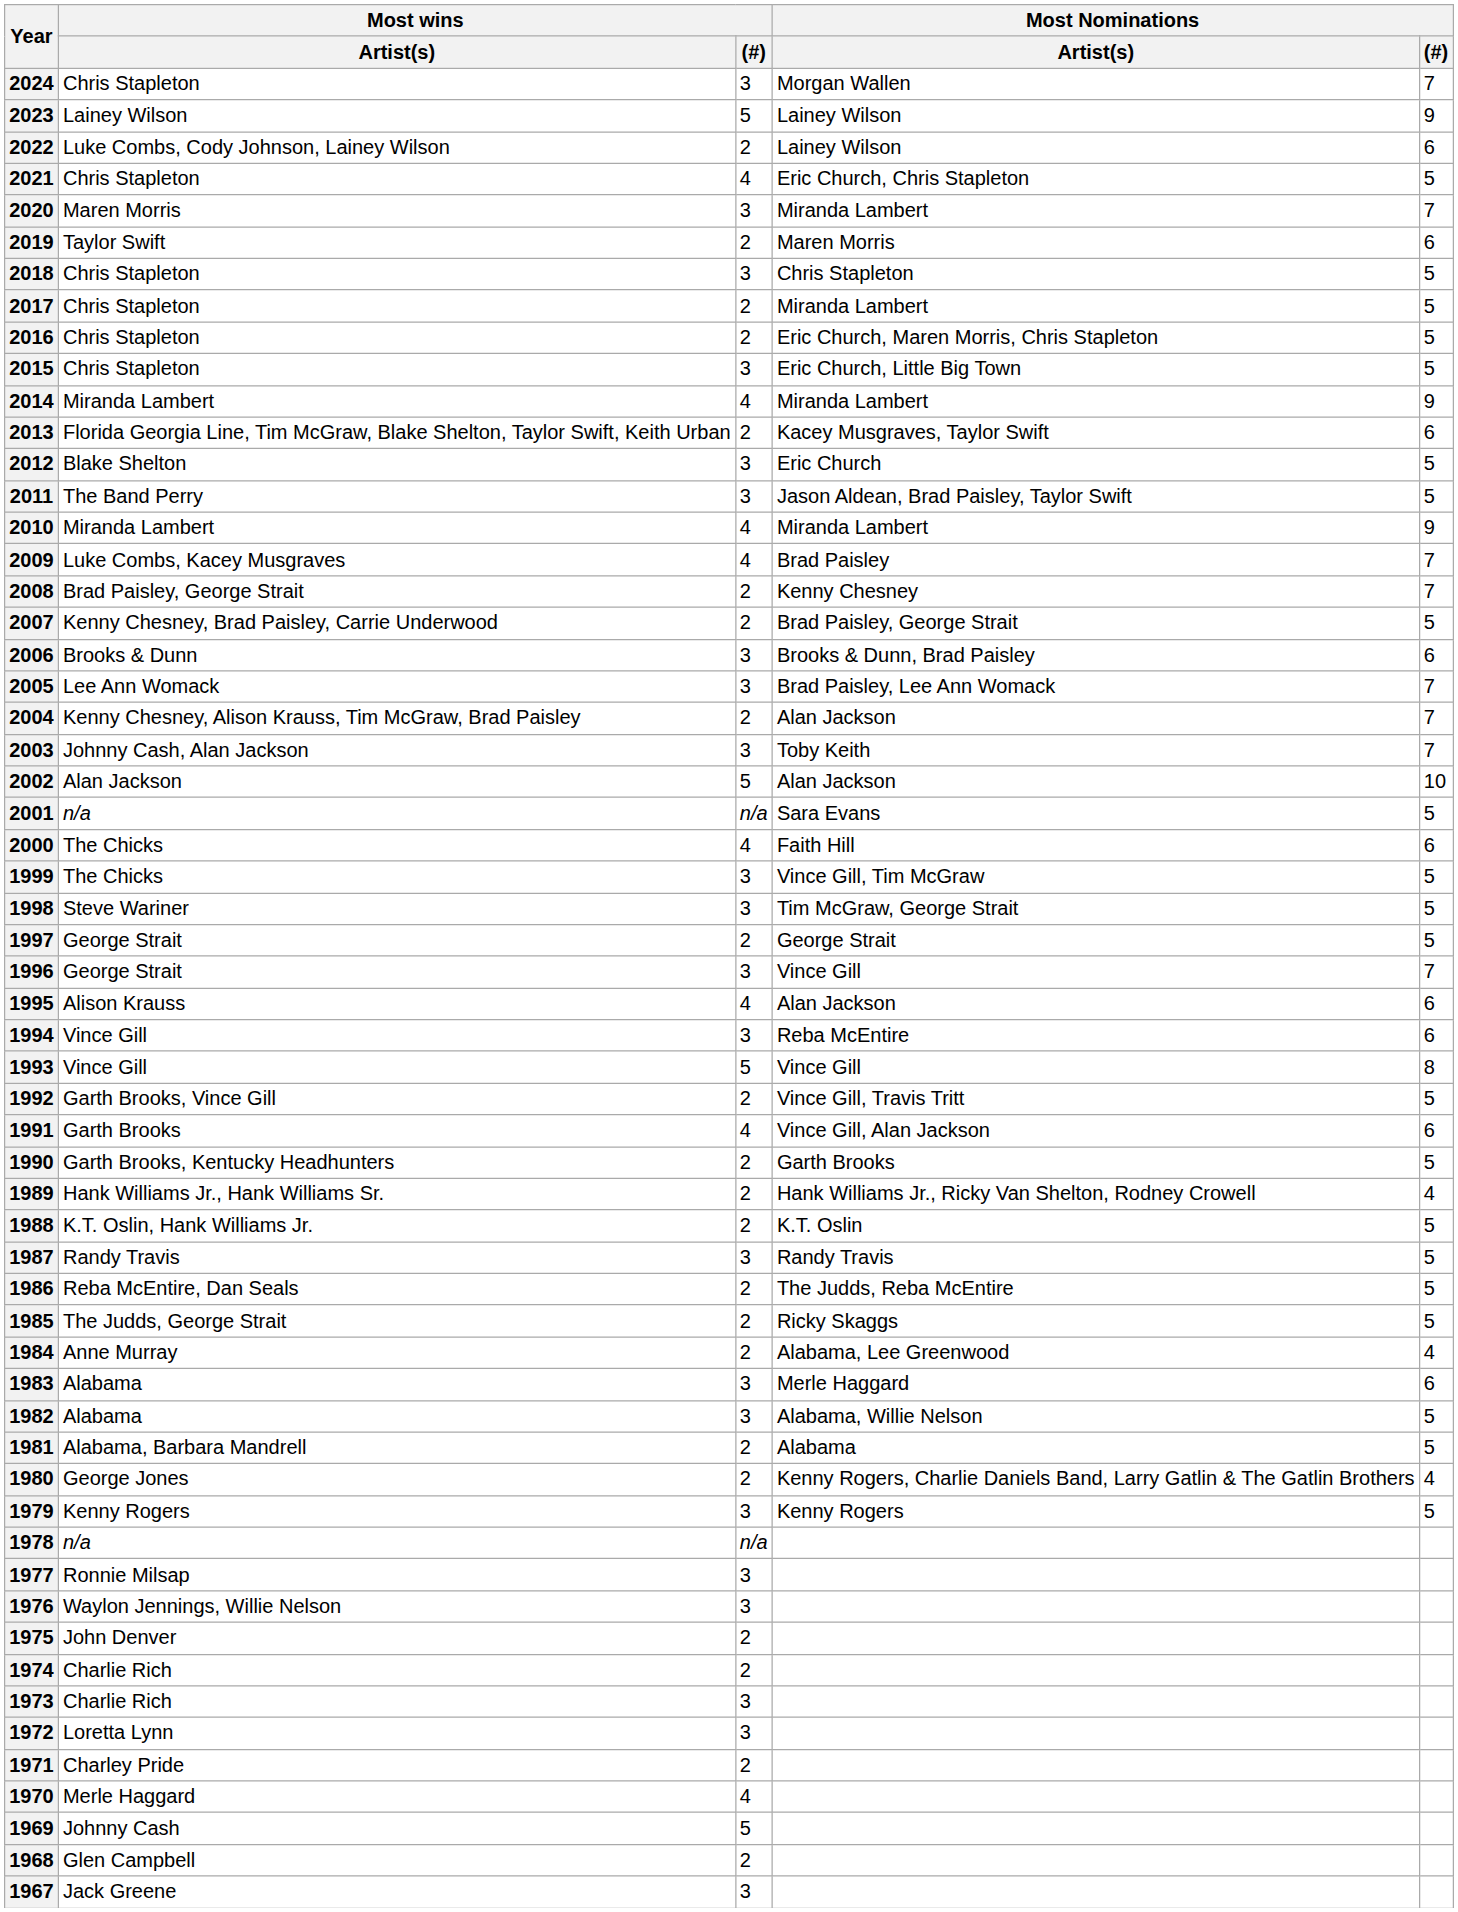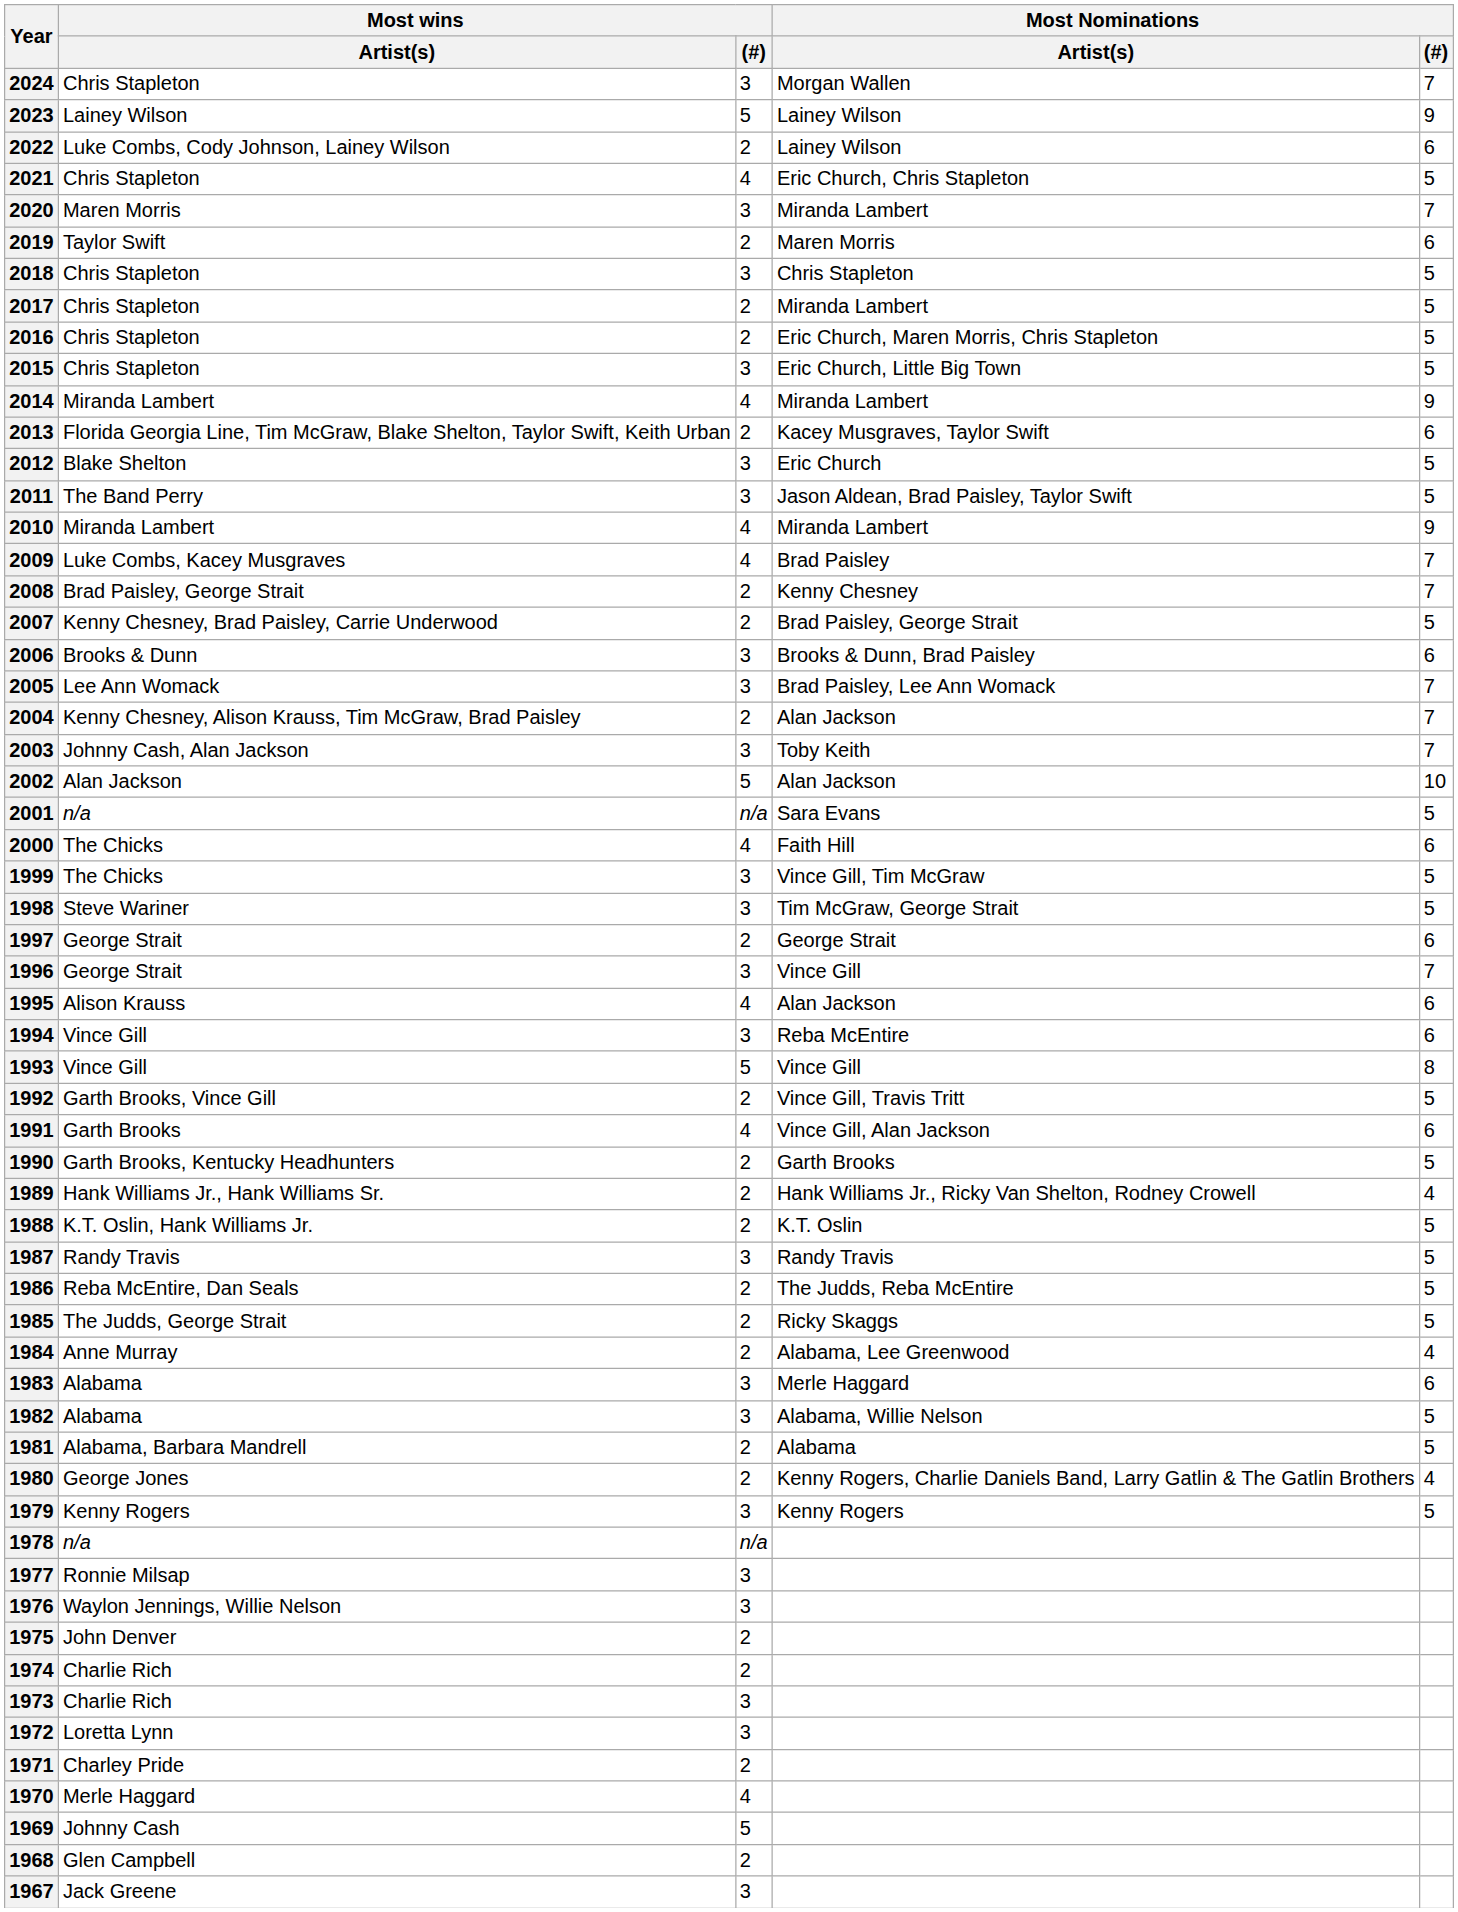(1429, 940) 5 -> (1429, 940) 6
